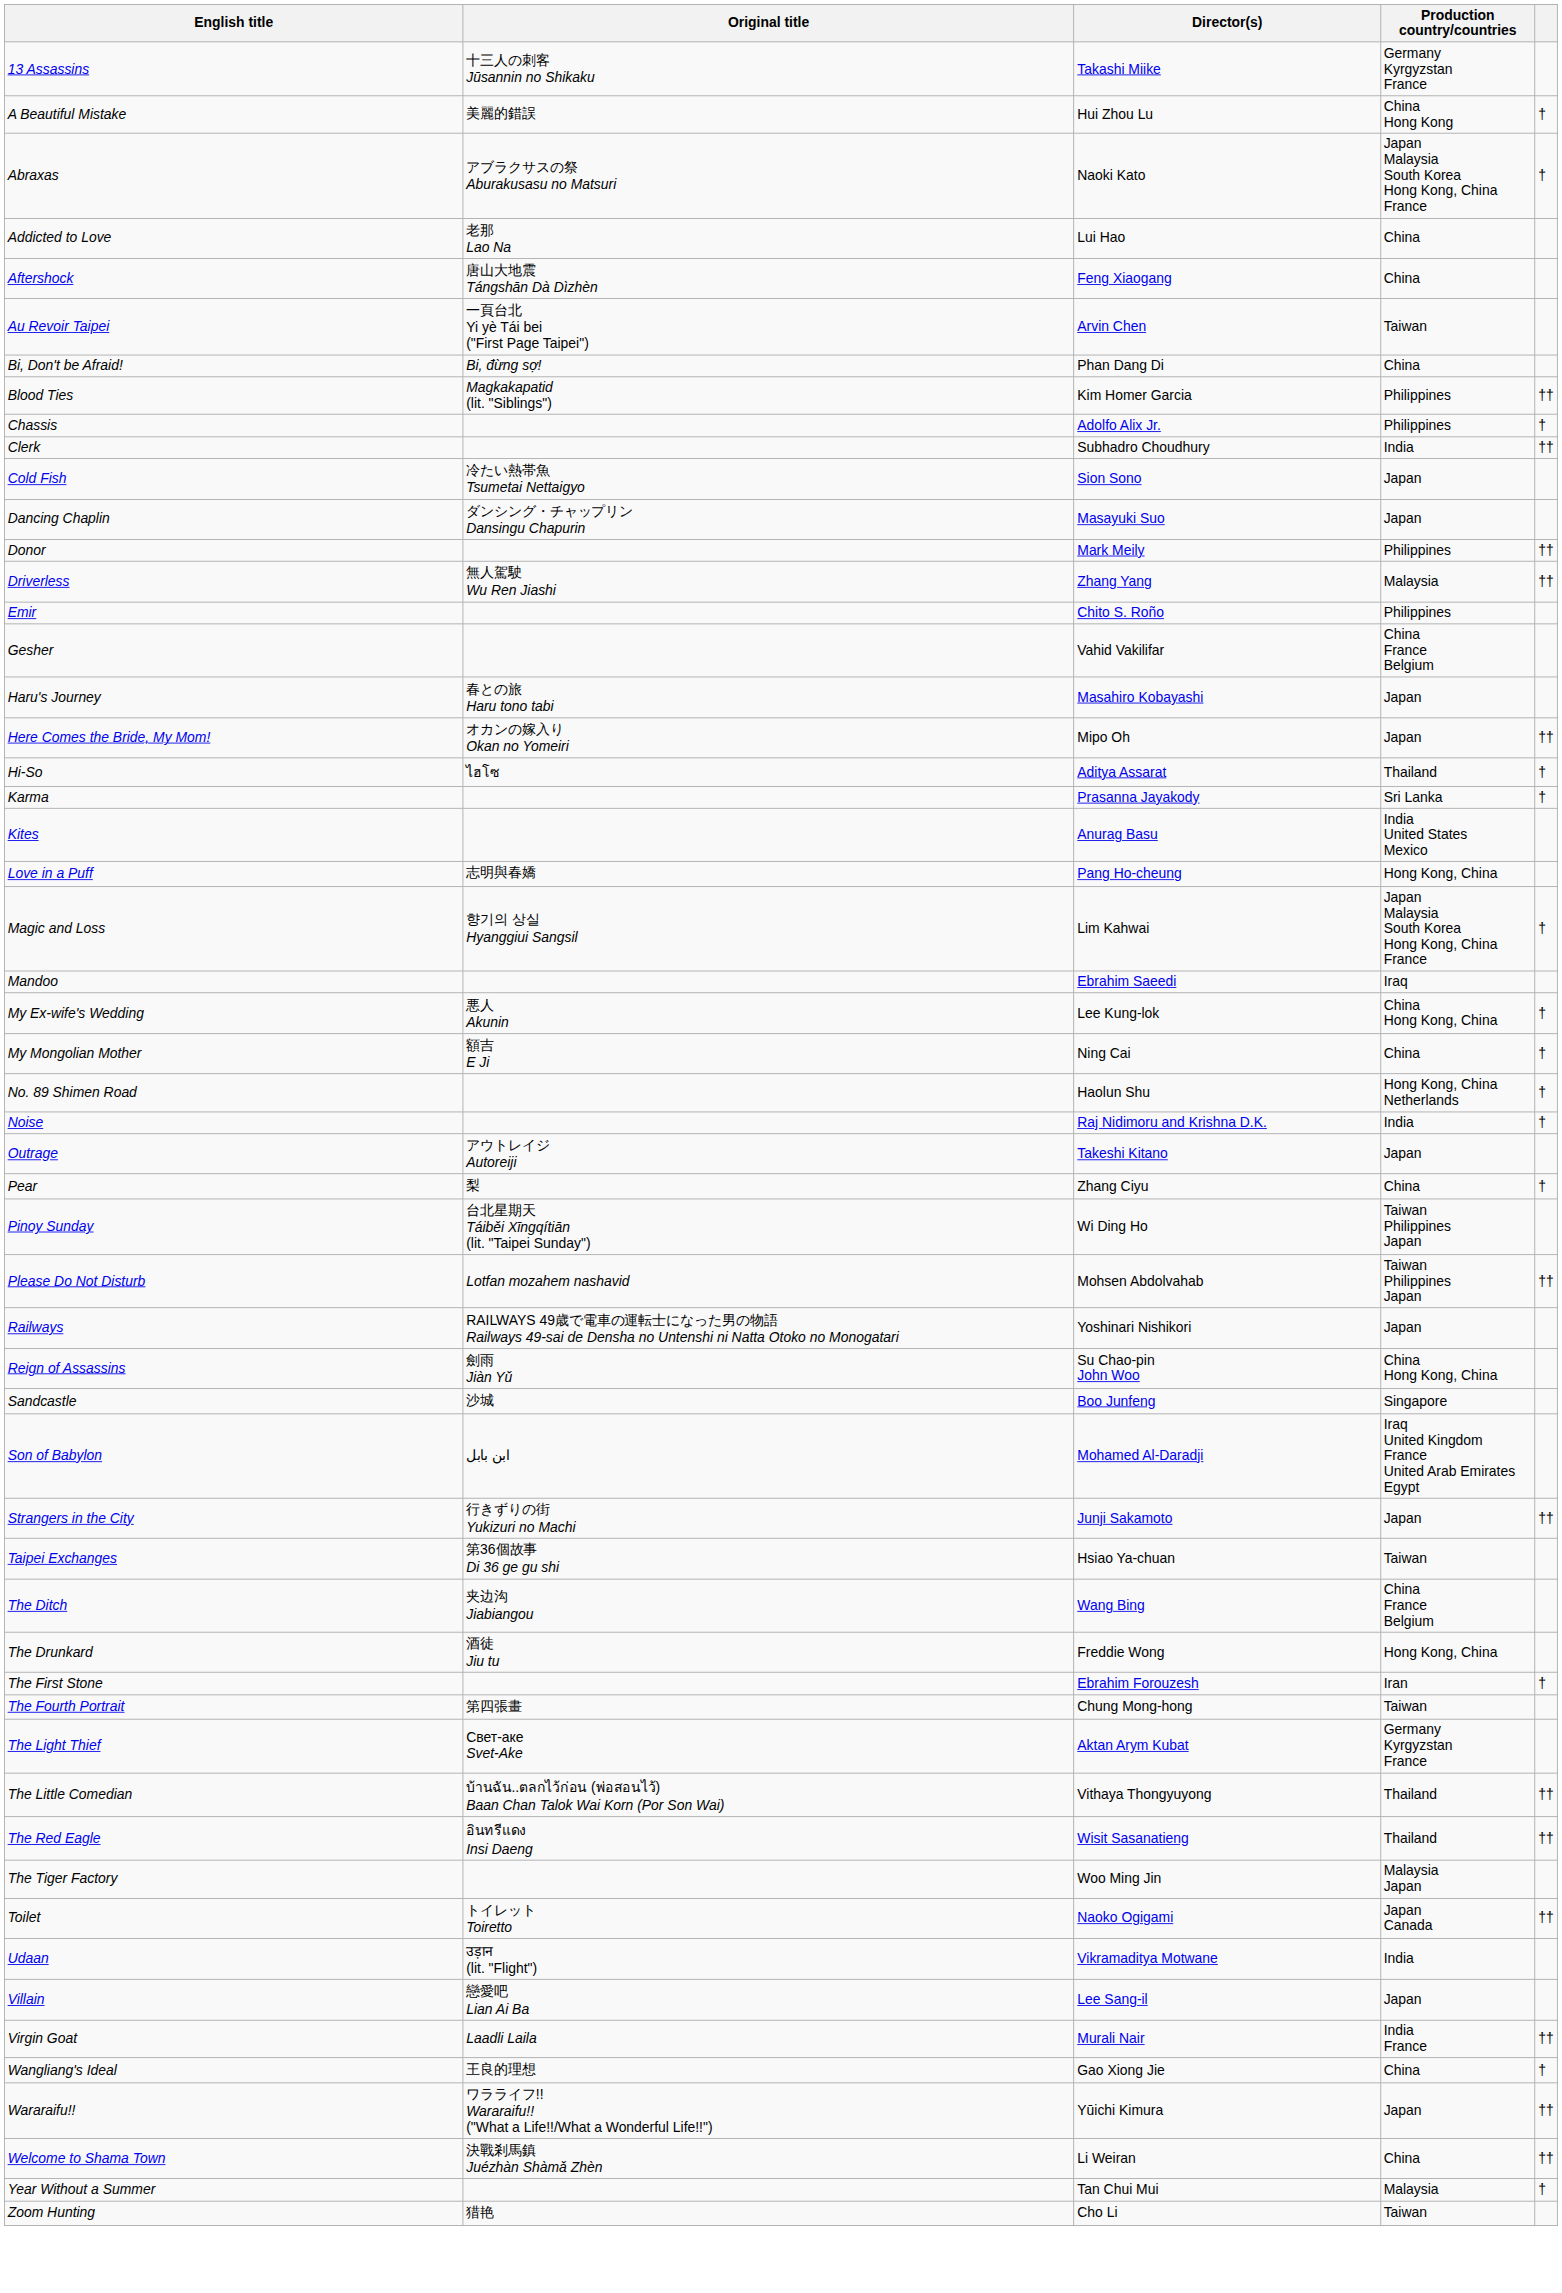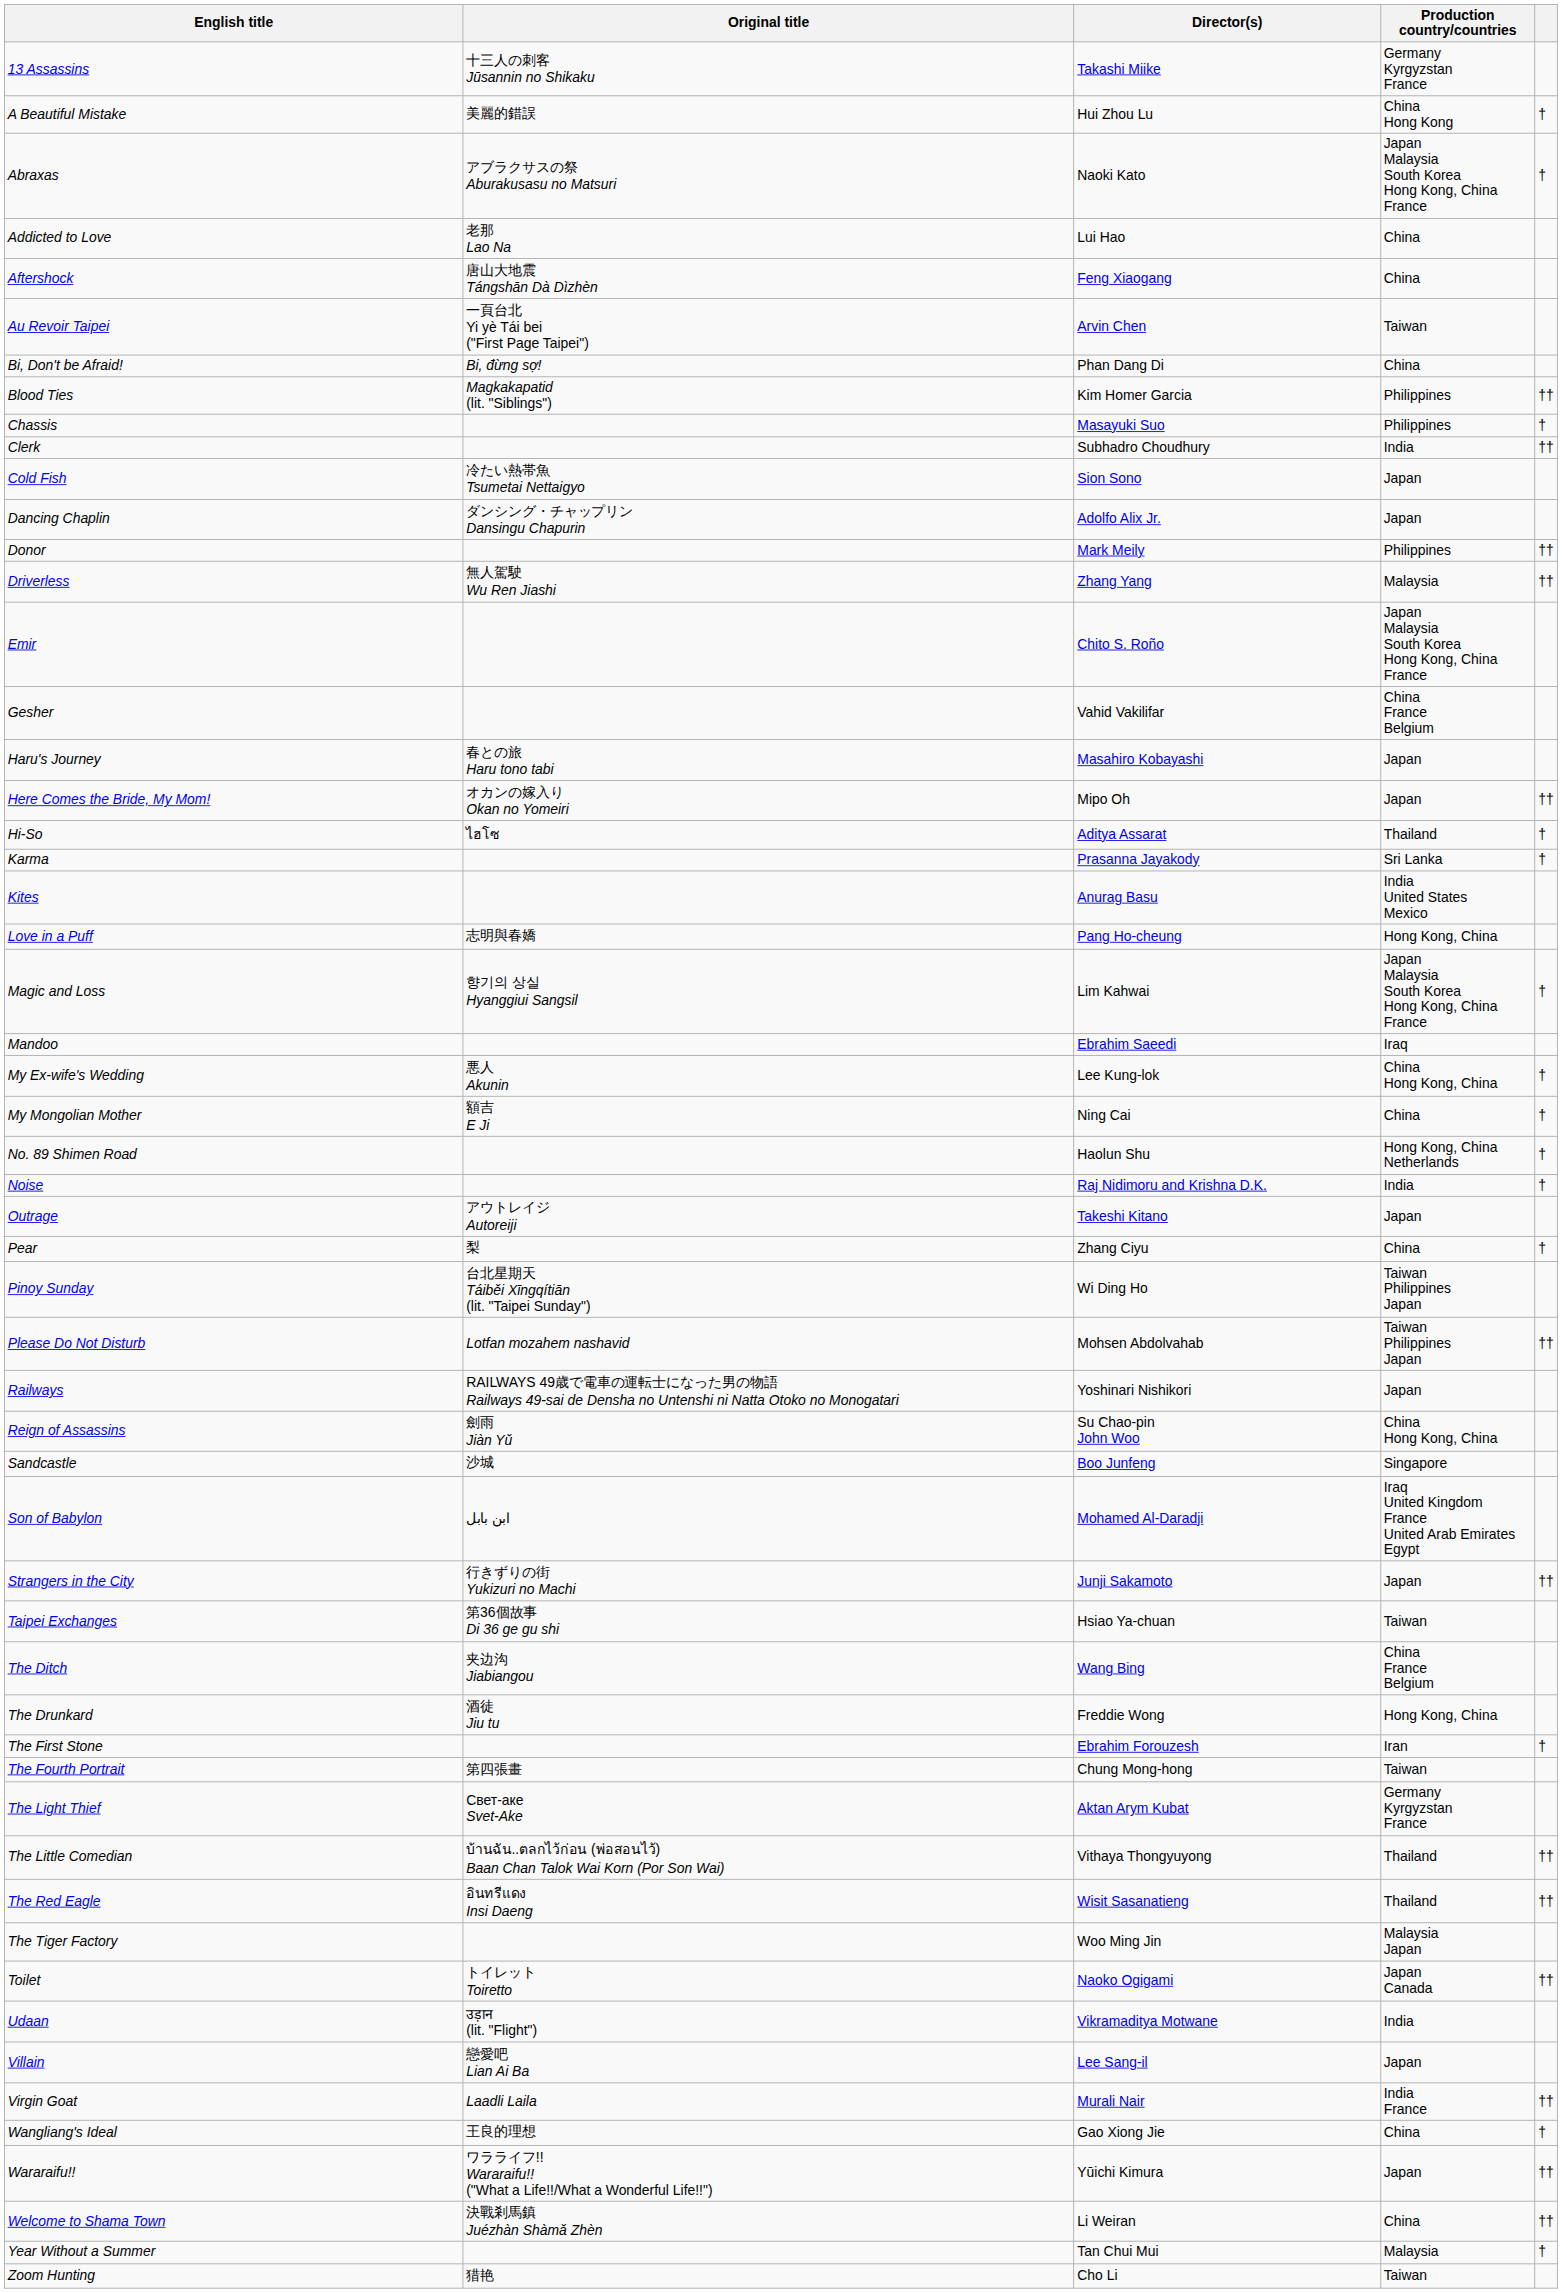(1119, 425) Adolfo Alix Jr. -> (1121, 425) Masayuki Suo
(1121, 519) Masayuki Suo -> (1119, 519) Adolfo Alix Jr.
(1417, 612) Philippines -> (1441, 644) Japan Malaysia South Korea Hong Kong, China France
